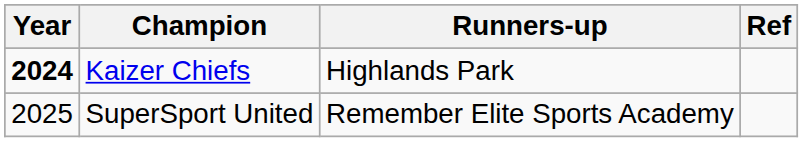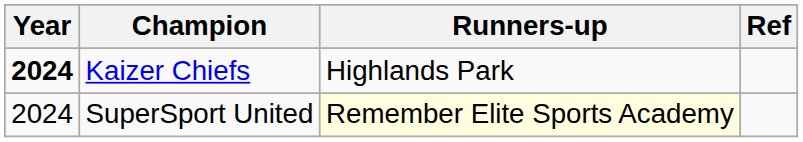(42, 114) 2025 -> (42, 114) 2024
(530, 114) no background -> (530, 114) lightyellow background
